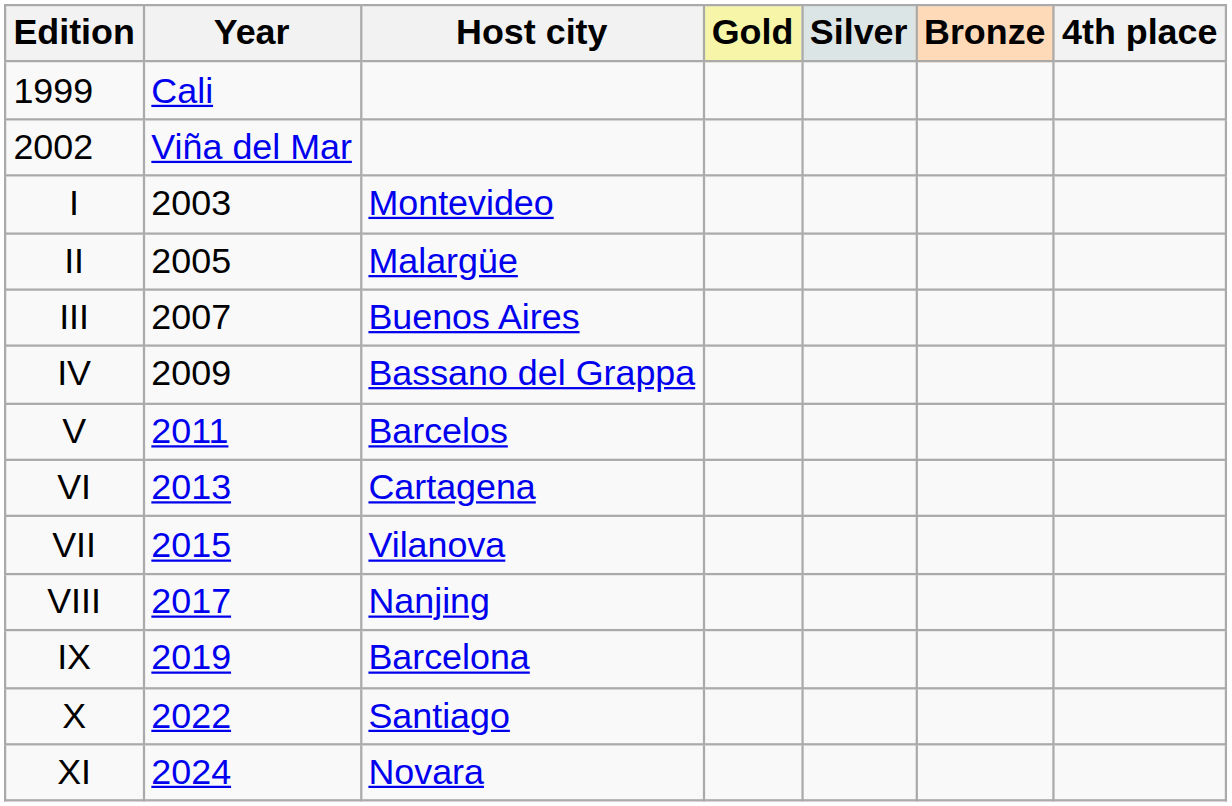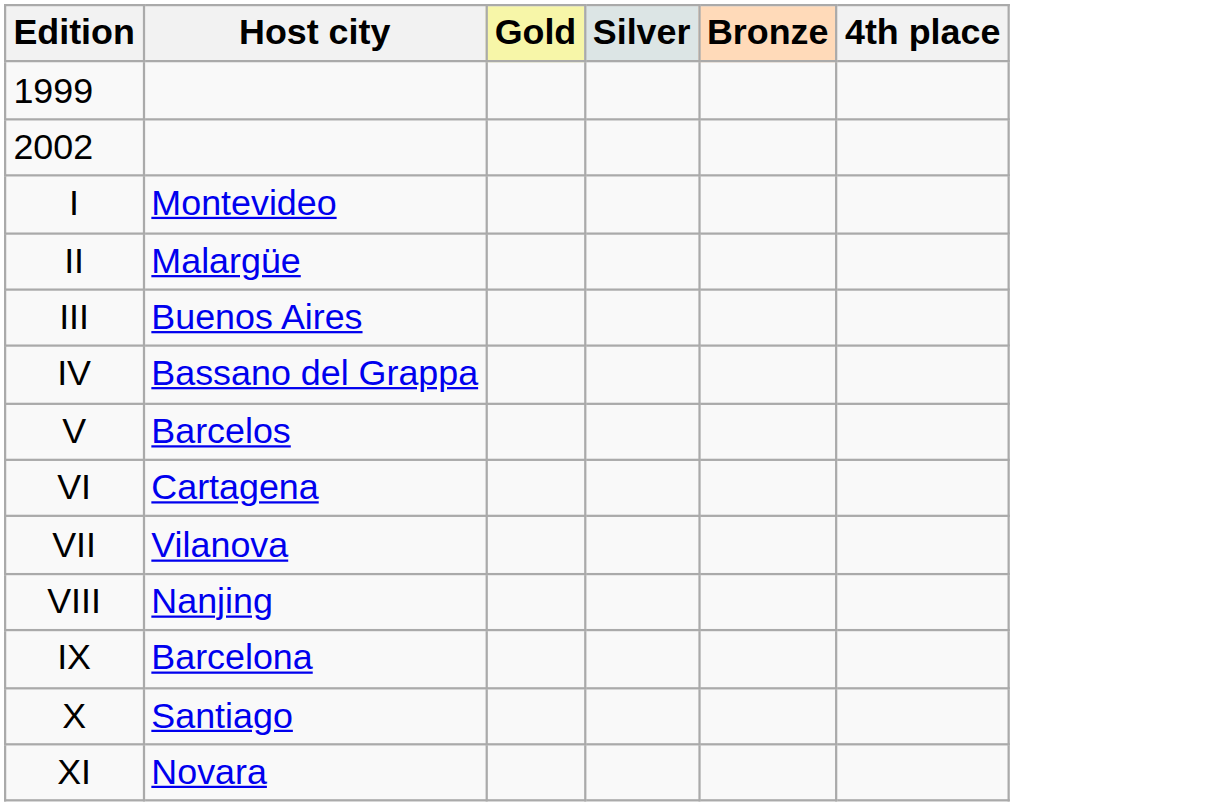- column: (252, 32)
